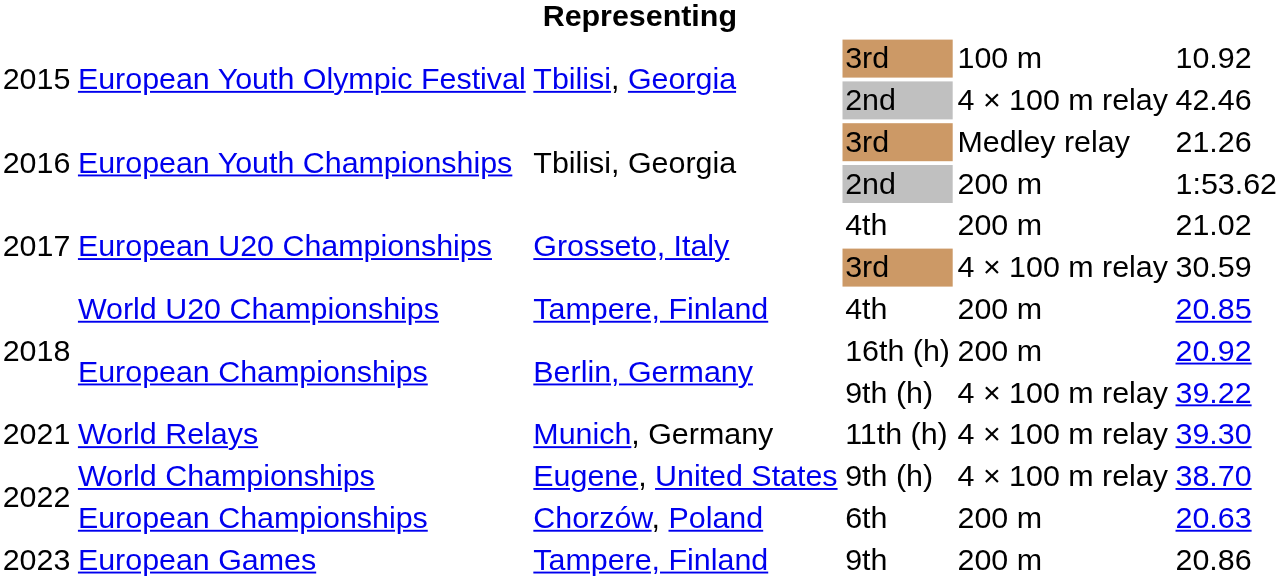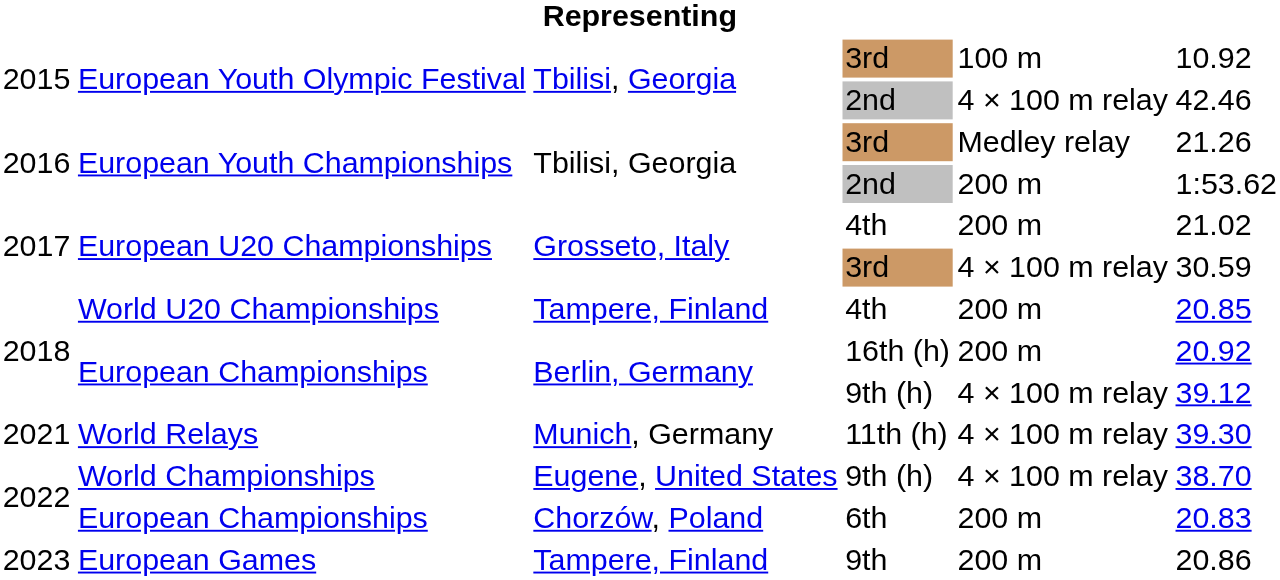(1214, 392) 39.22 -> (1214, 392) 39.12
(1214, 517) 20.63 -> (1214, 517) 20.83
